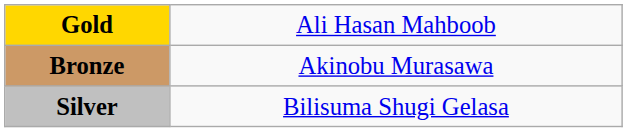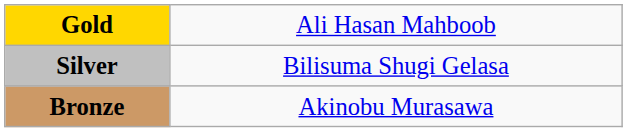rows swapped: (87, 105) <-> (87, 65)
